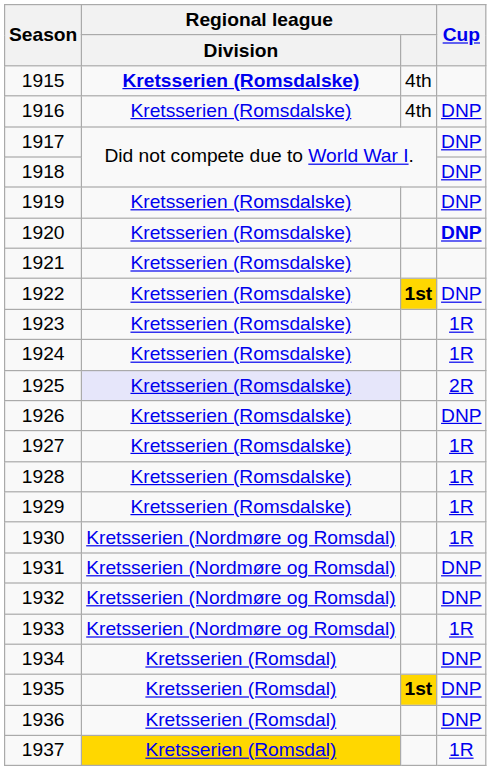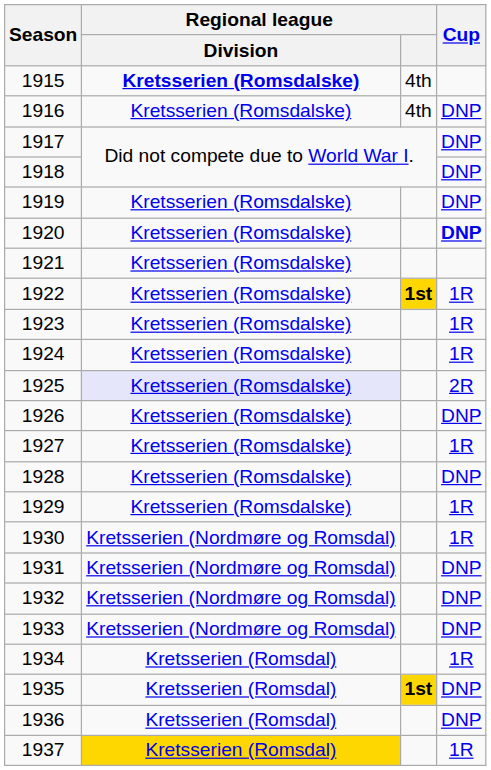(461, 293) DNP -> (461, 293) 1R
(461, 476) 1R -> (461, 476) DNP
(461, 628) 1R -> (461, 628) DNP
(461, 659) DNP -> (461, 659) 1R
